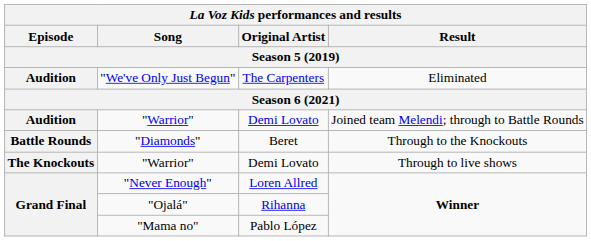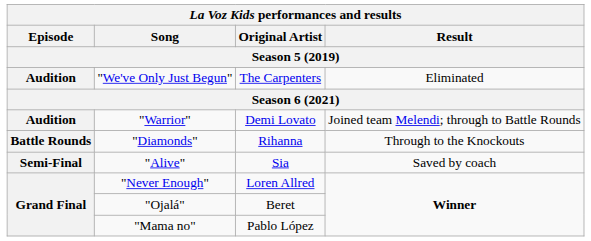(283, 141) Beret -> (280, 141) Rihanna
- row: (168, 162)
+ row: (165, 162)
(283, 204) Rihanna -> (280, 204) Beret
